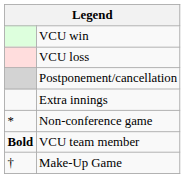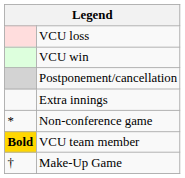rows swapped: (64, 36) <-> (64, 57)
(20, 142) no background -> (20, 142) gold background
